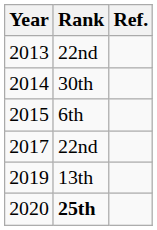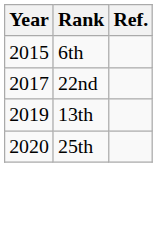- row: (29, 51)
- row: (29, 83)
(77, 209) bold -> (76, 146) normal
